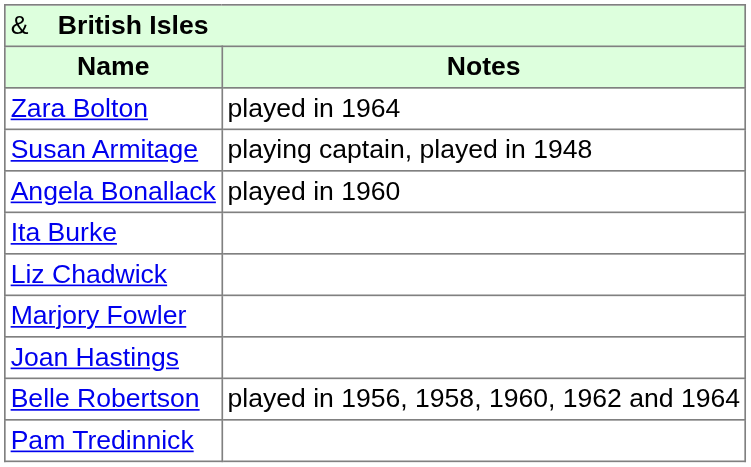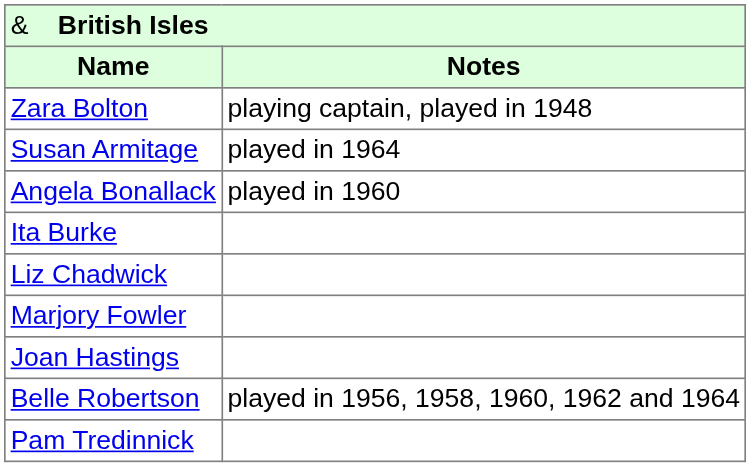(314, 108) played in 1964 -> (410, 108) playing captain, played in 1948
(410, 149) playing captain, played in 1948 -> (314, 149) played in 1964
